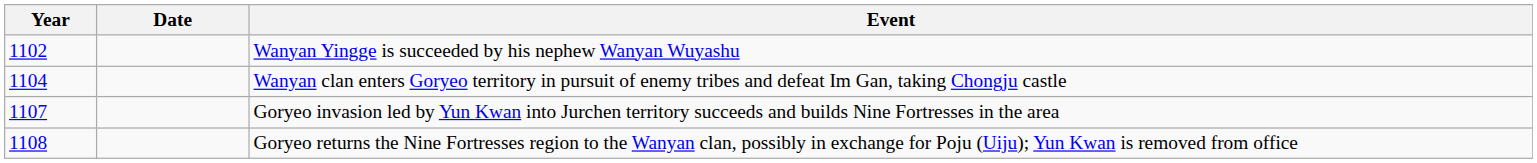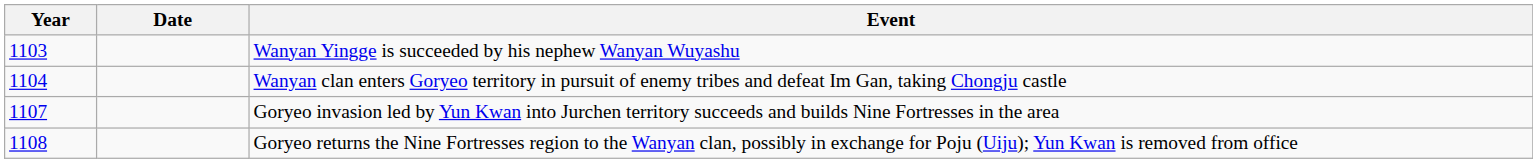(28, 50) 1102 -> (28, 50) 1103
